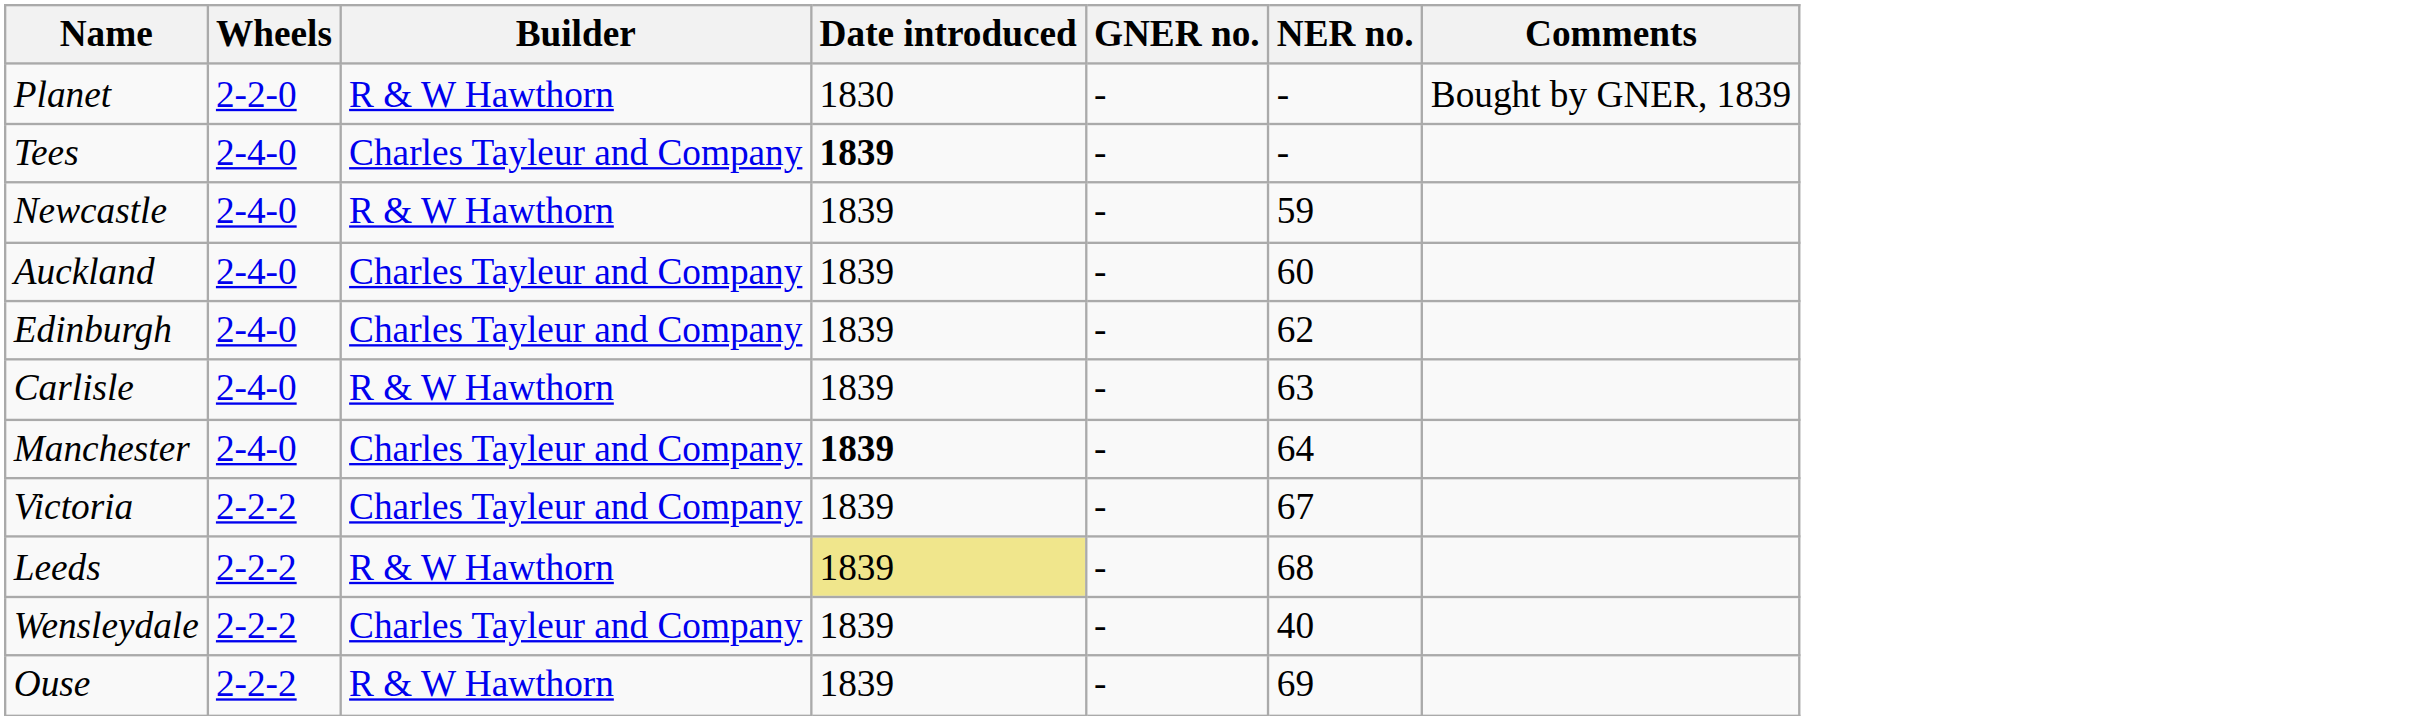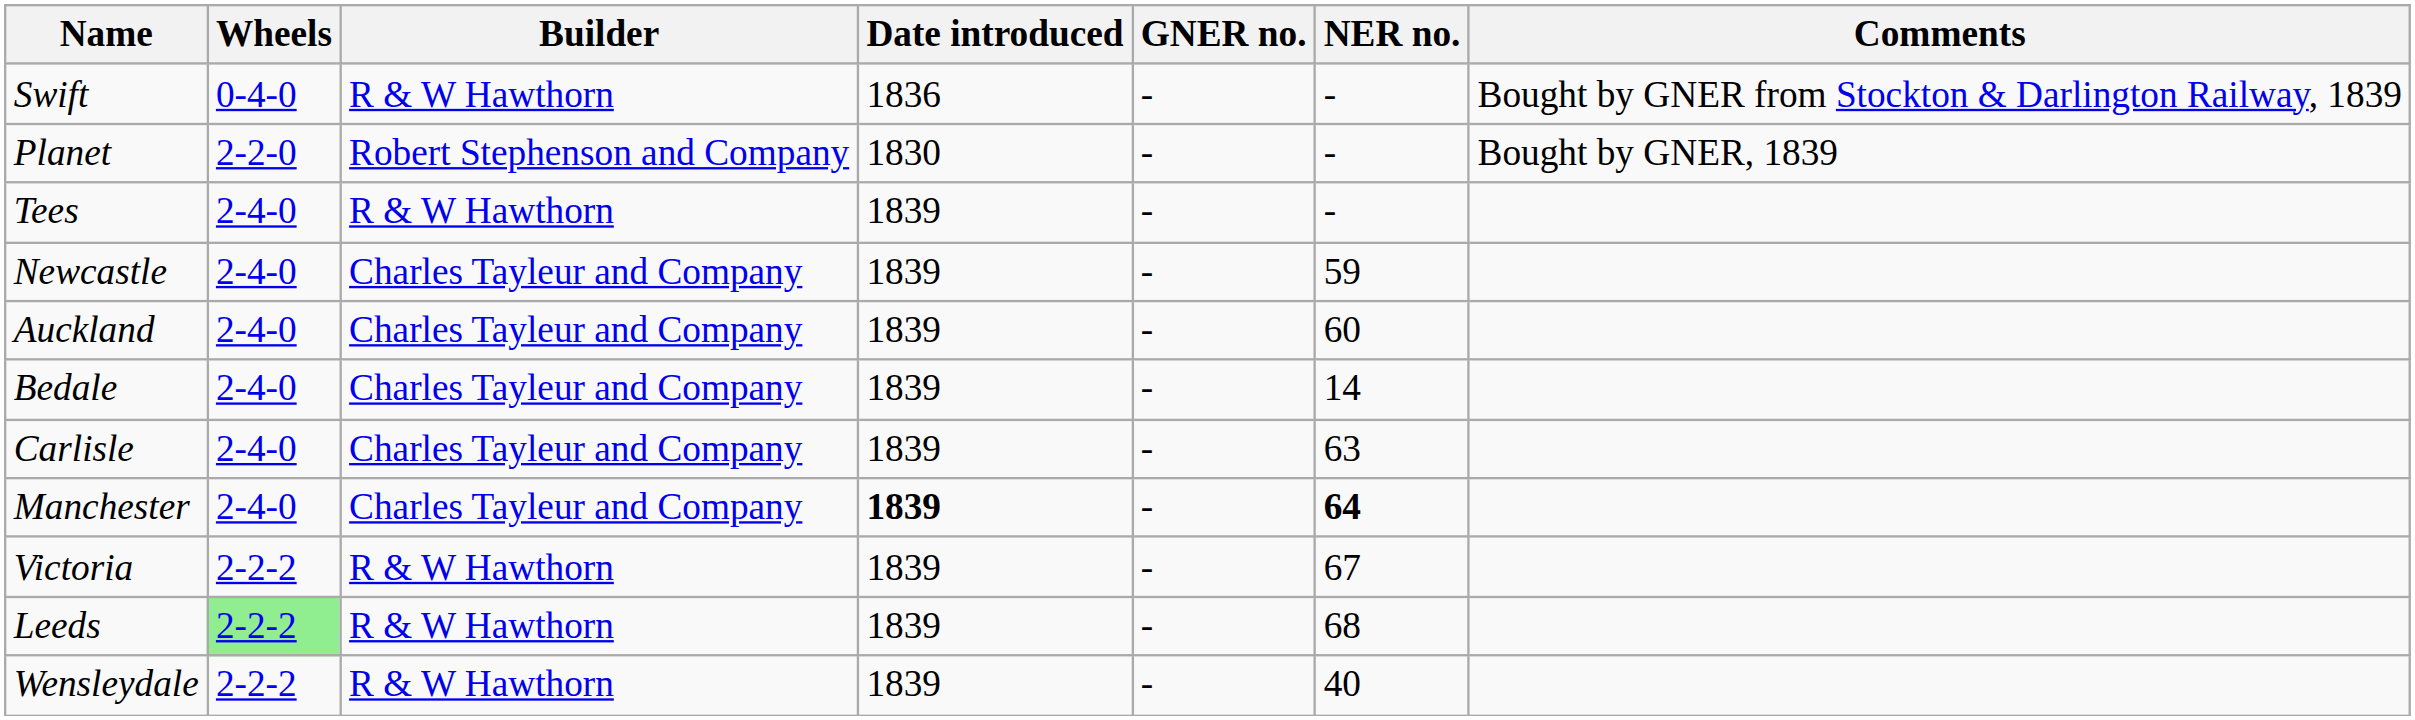+ row: (51, 93)
(481, 93) R & W Hawthorn -> (599, 152) Robert Stephenson and Company
(576, 152) Charles Tayleur and Company -> (481, 211) R & W Hawthorn
(857, 152) bold -> (904, 211) normal
(481, 211) R & W Hawthorn -> (576, 270) Charles Tayleur and Company
+ row: (66, 388)
- row: (93, 329)
(481, 388) R & W Hawthorn -> (576, 447) Charles Tayleur and Company
(1295, 447) normal -> (1342, 507) bold
(576, 507) Charles Tayleur and Company -> (481, 566) R & W Hawthorn
(256, 566) no background -> (256, 625) lightgreen background
(857, 566) khaki background -> (904, 625) no background
(576, 625) Charles Tayleur and Company -> (481, 684) R & W Hawthorn
- row: (52, 684)
